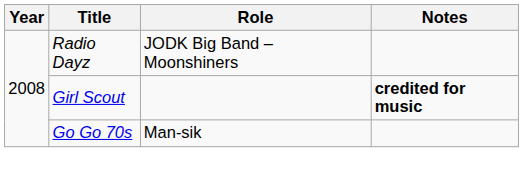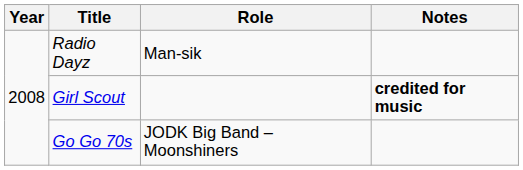(208, 52) JODK Big Band – Moonshiners -> (173, 52) Man-sik
(173, 133) Man-sik -> (208, 142) JODK Big Band – Moonshiners
